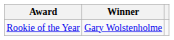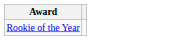- column: (123, 12)
